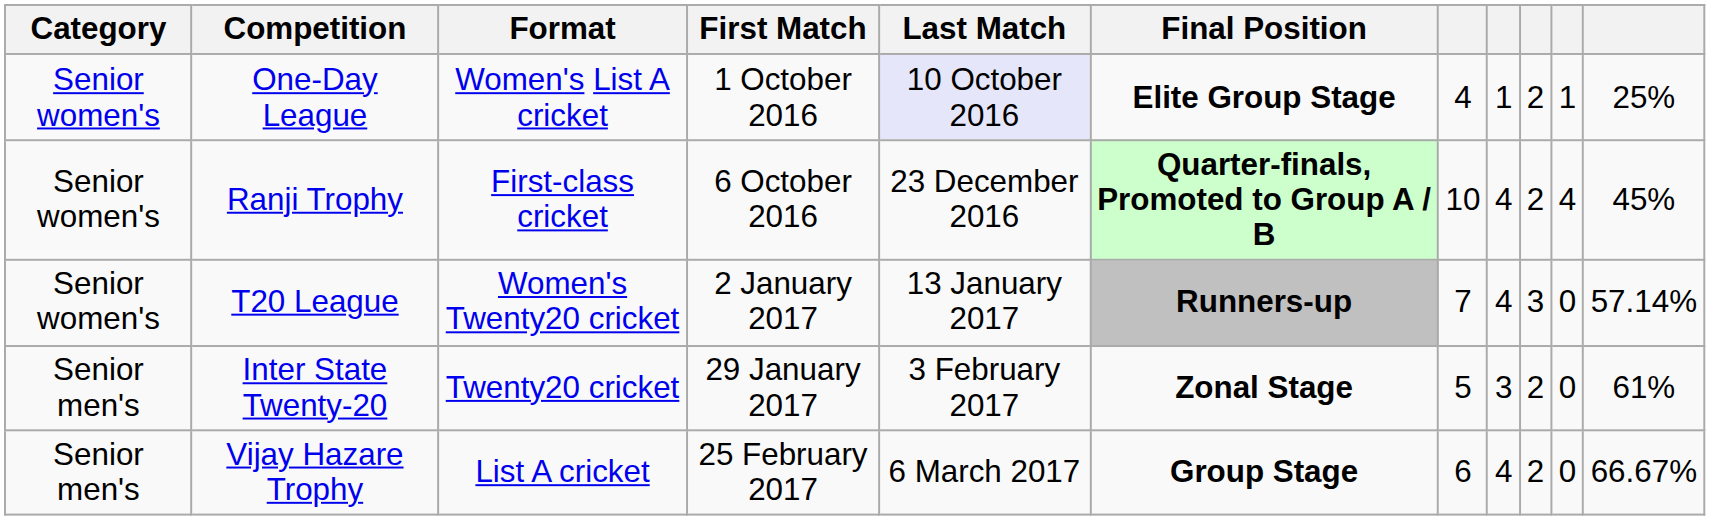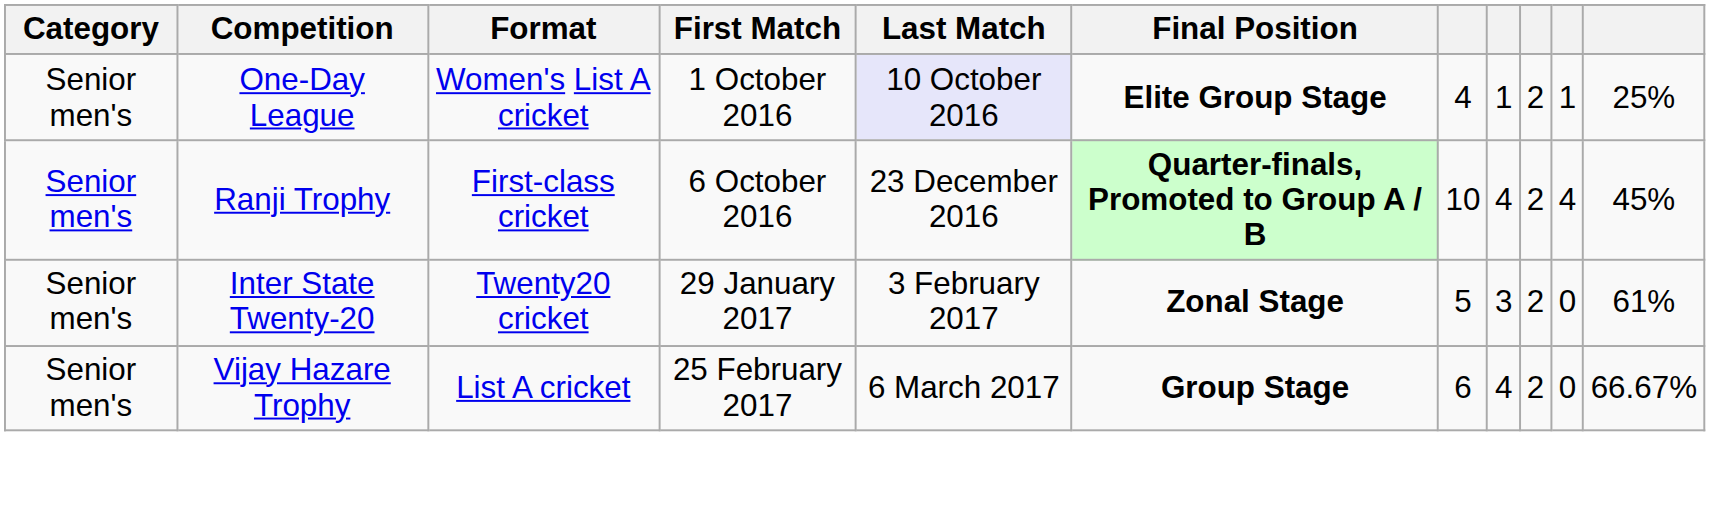(98, 96) Senior women's -> (91, 96) Senior men's
(98, 199) Senior women's -> (91, 199) Senior men's
- row: (315, 302)
